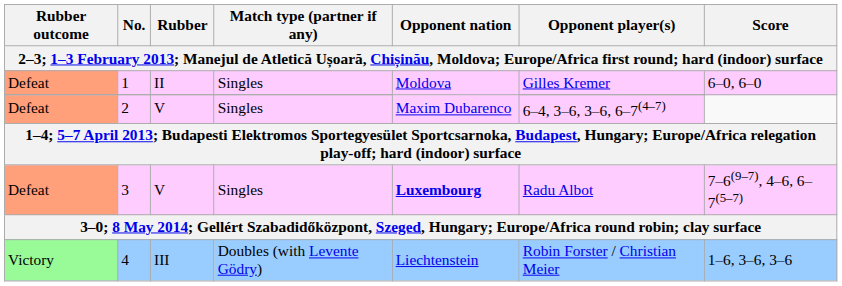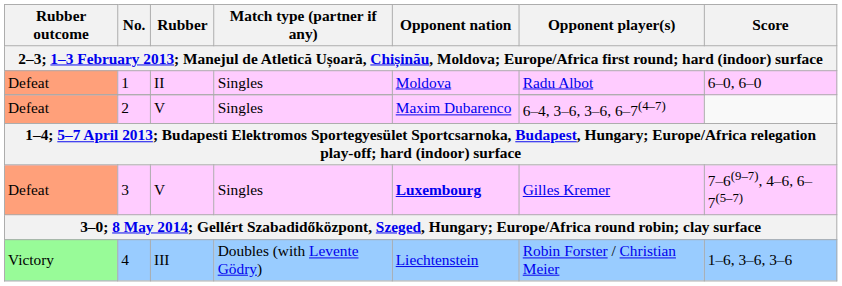(566, 82) Gilles Kremer -> (558, 82) Radu Albot
(558, 189) Radu Albot -> (566, 189) Gilles Kremer
